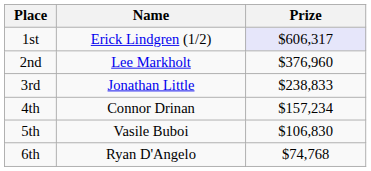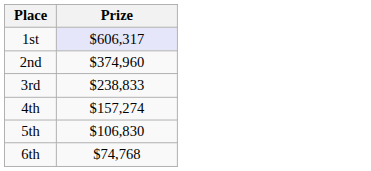- column: (151, 16)
(306, 62) $376,960 -> (117, 62) $374,960
(306, 108) $157,234 -> (117, 108) $157,274
